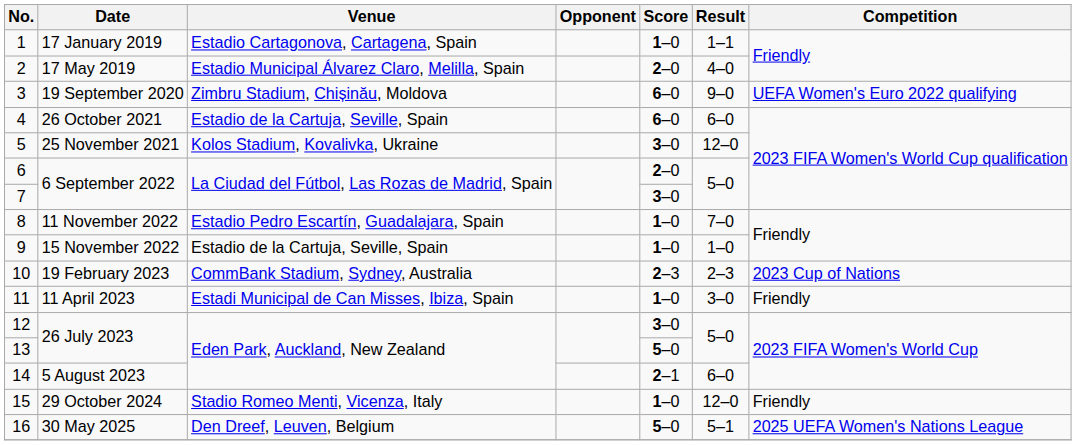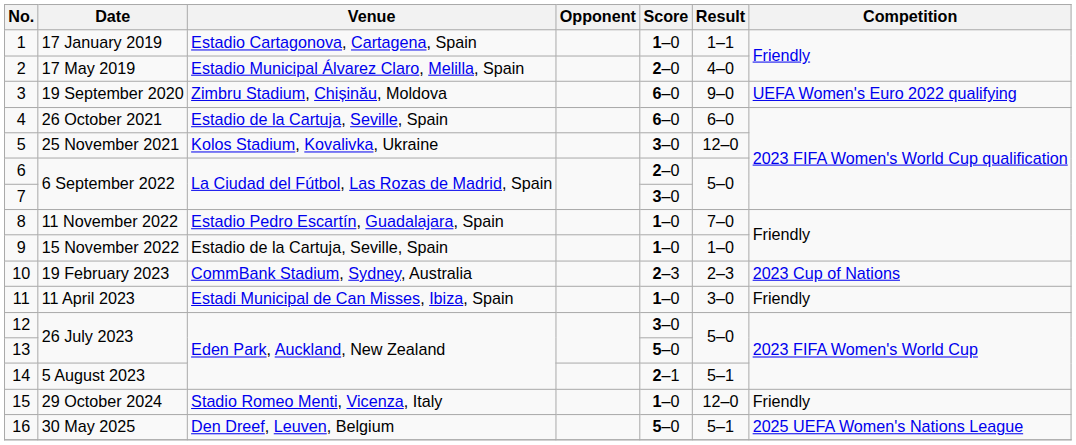(720, 376) 6–0 -> (720, 376) 5–1
